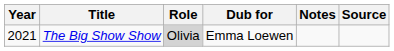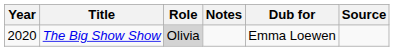columns swapped: (249, 14) <-> (318, 14)
(22, 35) 2021 -> (22, 35) 2020
